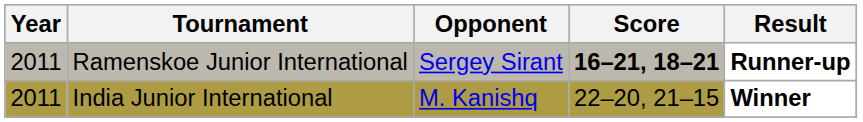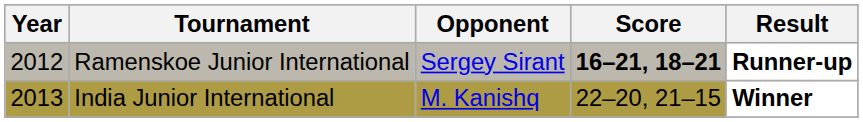(36, 62) 2011 -> (37, 62) 2012
(36, 99) 2011 -> (37, 99) 2013
